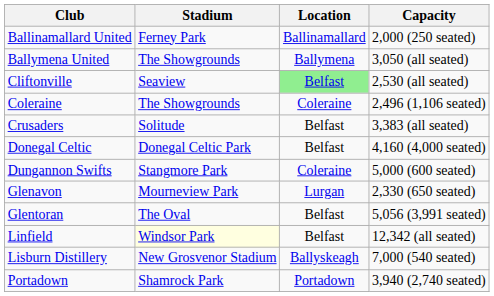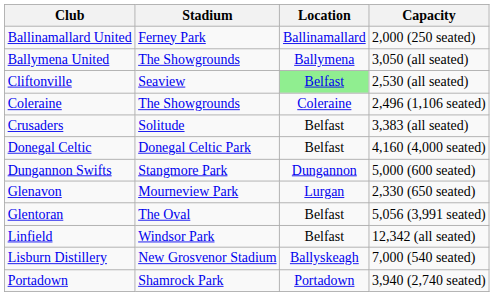(324, 170) Coleraine -> (324, 170) Dungannon
(176, 236) lightyellow background -> (176, 236) no background
